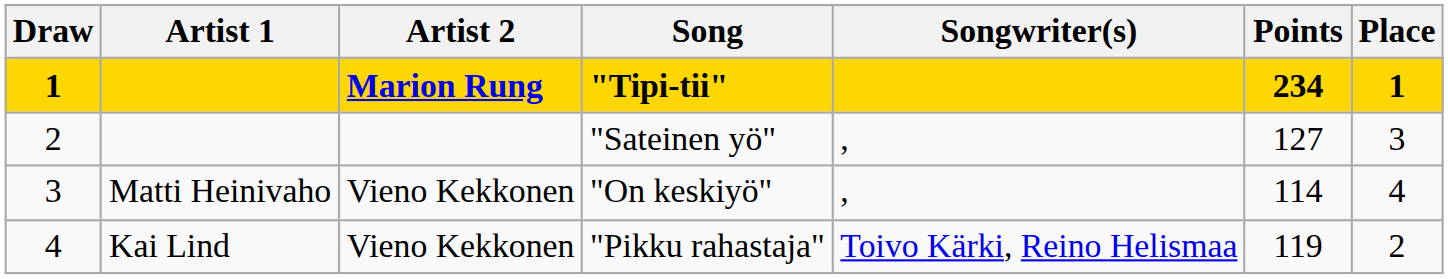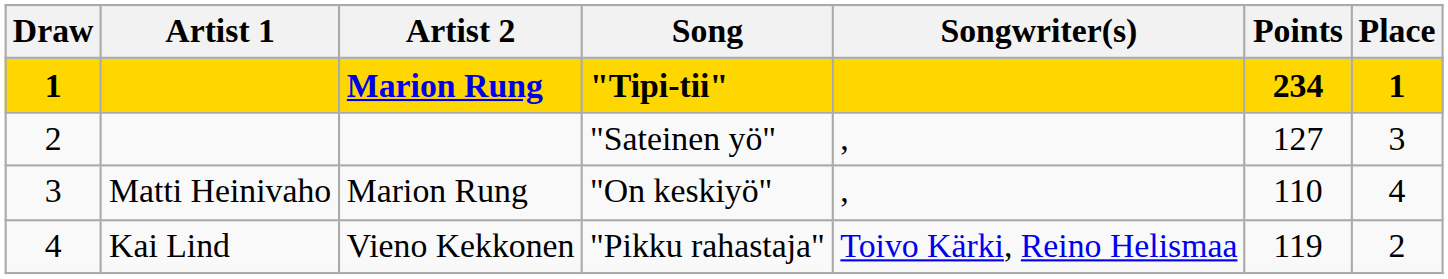(461, 191) Vieno Kekkonen -> (437, 191) Marion Rung
(1298, 191) 114 -> (1298, 191) 110
